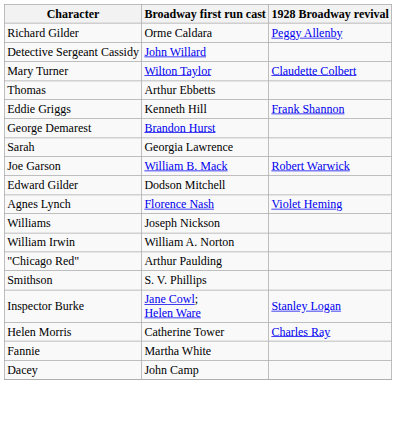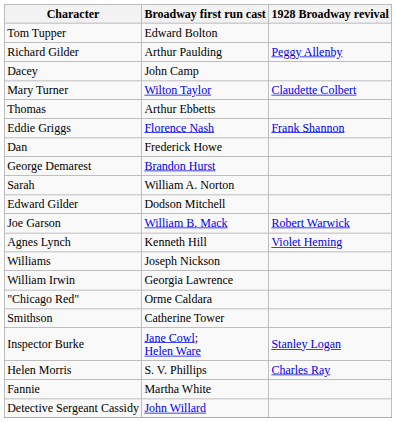+ row: (37, 33)
(178, 33) Orme Caldara -> (183, 52) Arthur Paulding
rows swapped: (22, 370) <-> (73, 52)
(176, 109) Kenneth Hill -> (179, 128) Florence Nash
+ row: (17, 147)
(189, 147) Georgia Lawrence -> (189, 185) William A. Norton
rows swapped: (34, 166) <-> (43, 185)
(179, 204) Florence Nash -> (176, 242) Kenneth Hill
(189, 242) William A. Norton -> (189, 280) Georgia Lawrence
(183, 261) Arthur Paulding -> (178, 299) Orme Caldara
(176, 280) S. V. Phillips -> (184, 318) Catherine Tower
(184, 332) Catherine Tower -> (176, 370) S. V. Phillips
